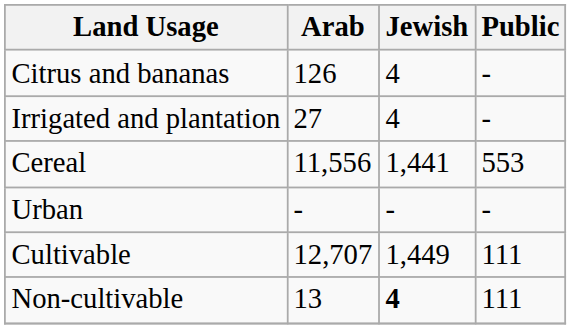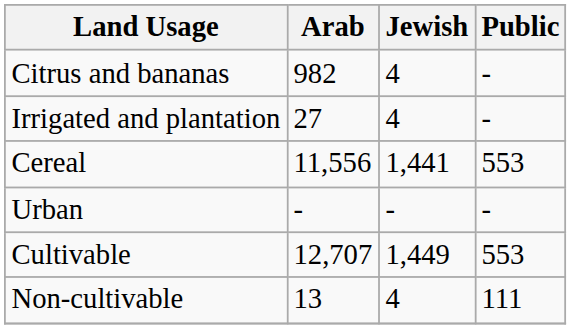(315, 72) 126 -> (315, 72) 982
(502, 254) 111 -> (503, 254) 553
(393, 299) bold -> (393, 299) normal
